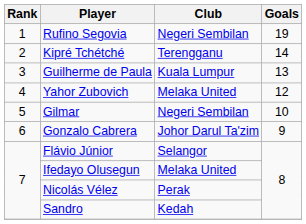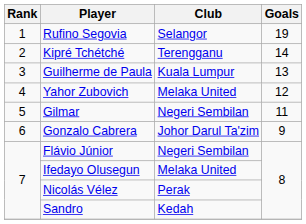(203, 33) Negeri Sembilan -> (182, 33) Selangor
(282, 111) 10 -> (282, 111) 11
(182, 151) Selangor -> (203, 151) Negeri Sembilan
